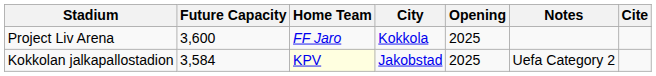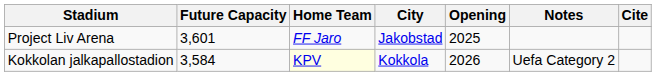(198, 37) 3,600 -> (198, 37) 3,601
(403, 37) Kokkola -> (410, 37) Jakobstad
(410, 60) Jakobstad -> (403, 60) Kokkola
(465, 60) 2025 -> (465, 60) 2026
